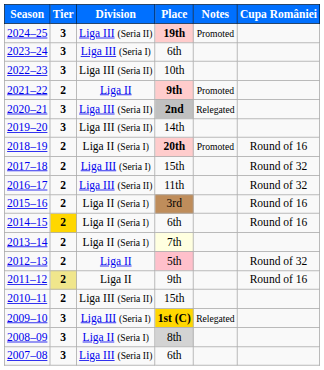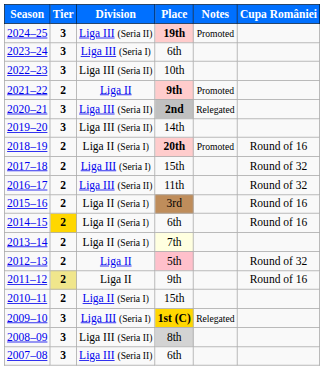(116, 299) Liga III (Seria II) -> (116, 299) Liga II (Seria I)
(116, 337) Liga II (Seria I) -> (116, 337) Liga III (Seria II)
